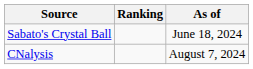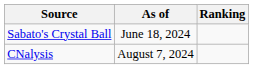columns swapped: (140, 14) <-> (207, 14)
